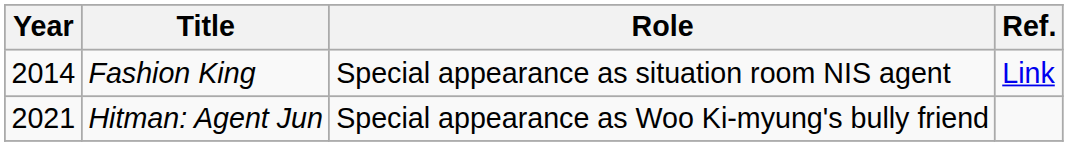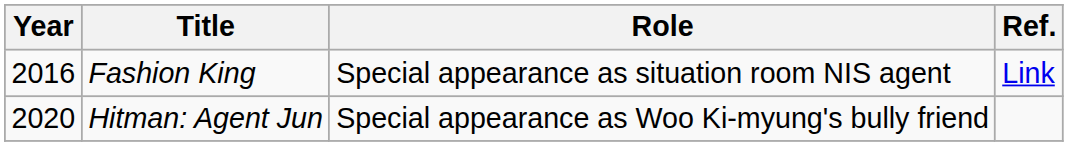(43, 72) 2014 -> (43, 72) 2016
(43, 118) 2021 -> (43, 118) 2020
